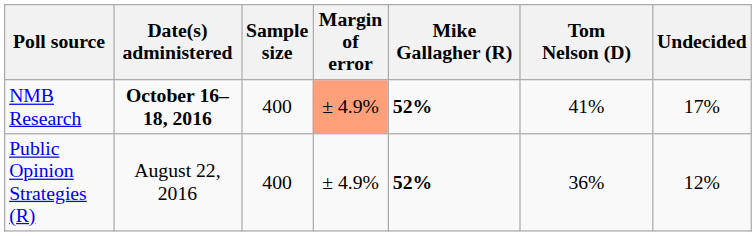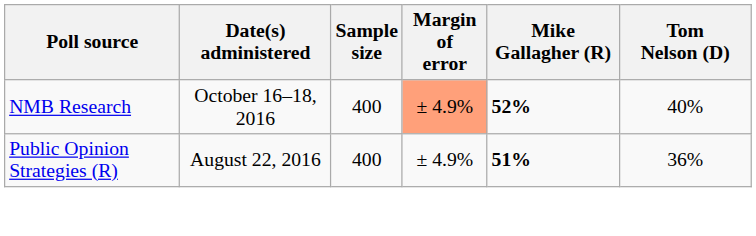- column: (702, 42)
(177, 106) bold -> (255, 106) normal
(586, 106) 41% -> (685, 106) 40%
(413, 182) 52% -> (511, 160) 51%
